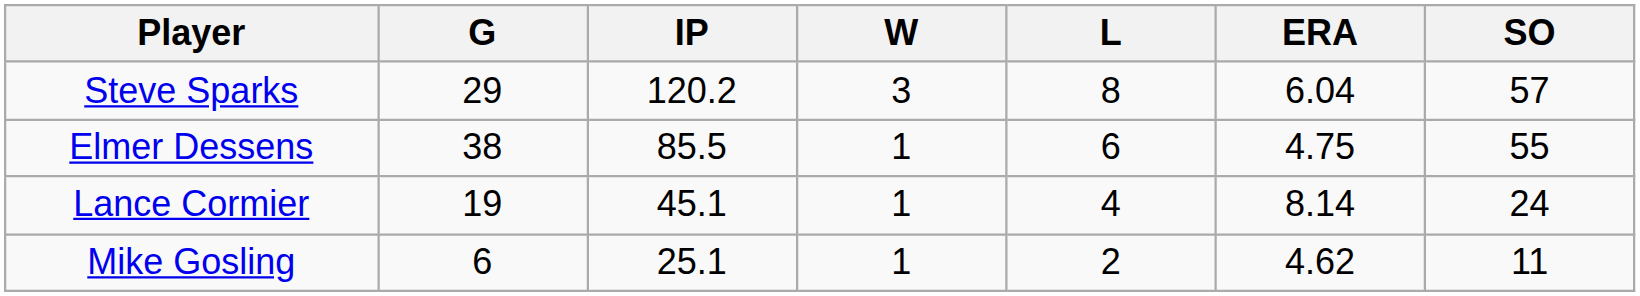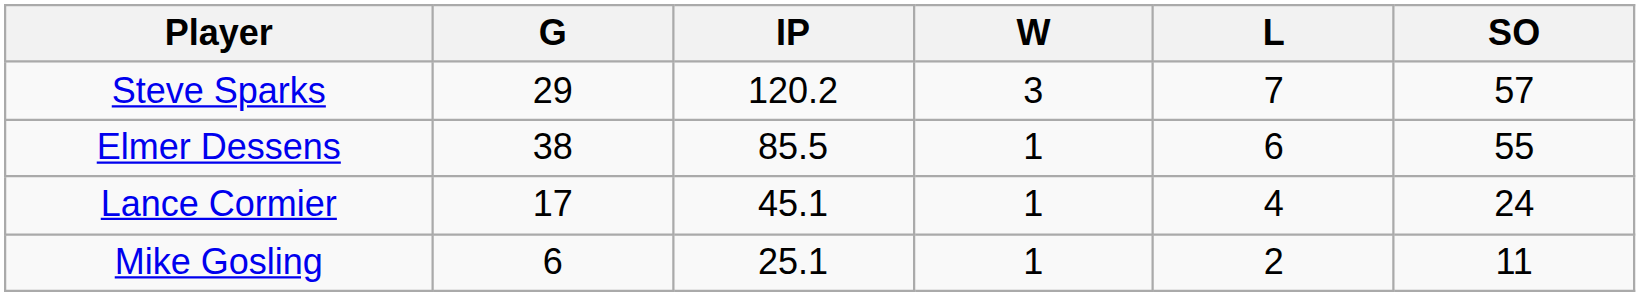- column: (1320, 33)
(1111, 90) 8 -> (1274, 90) 7
(482, 204) 19 -> (553, 204) 17
